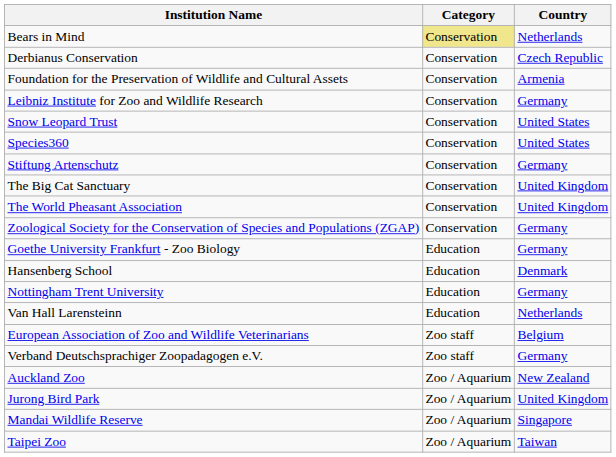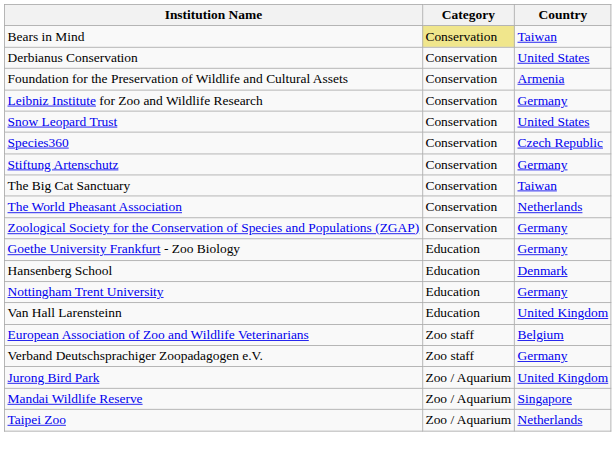(550, 36) Netherlands -> (537, 36) Taiwan
(560, 57) Czech Republic -> (554, 57) United States
(554, 143) United States -> (560, 143) Czech Republic
(563, 185) United Kingdom -> (537, 185) Taiwan
(563, 206) United Kingdom -> (550, 206) Netherlands
(550, 313) Netherlands -> (563, 313) United Kingdom
- row: (46, 377)
(537, 441) Taiwan -> (550, 420) Netherlands
